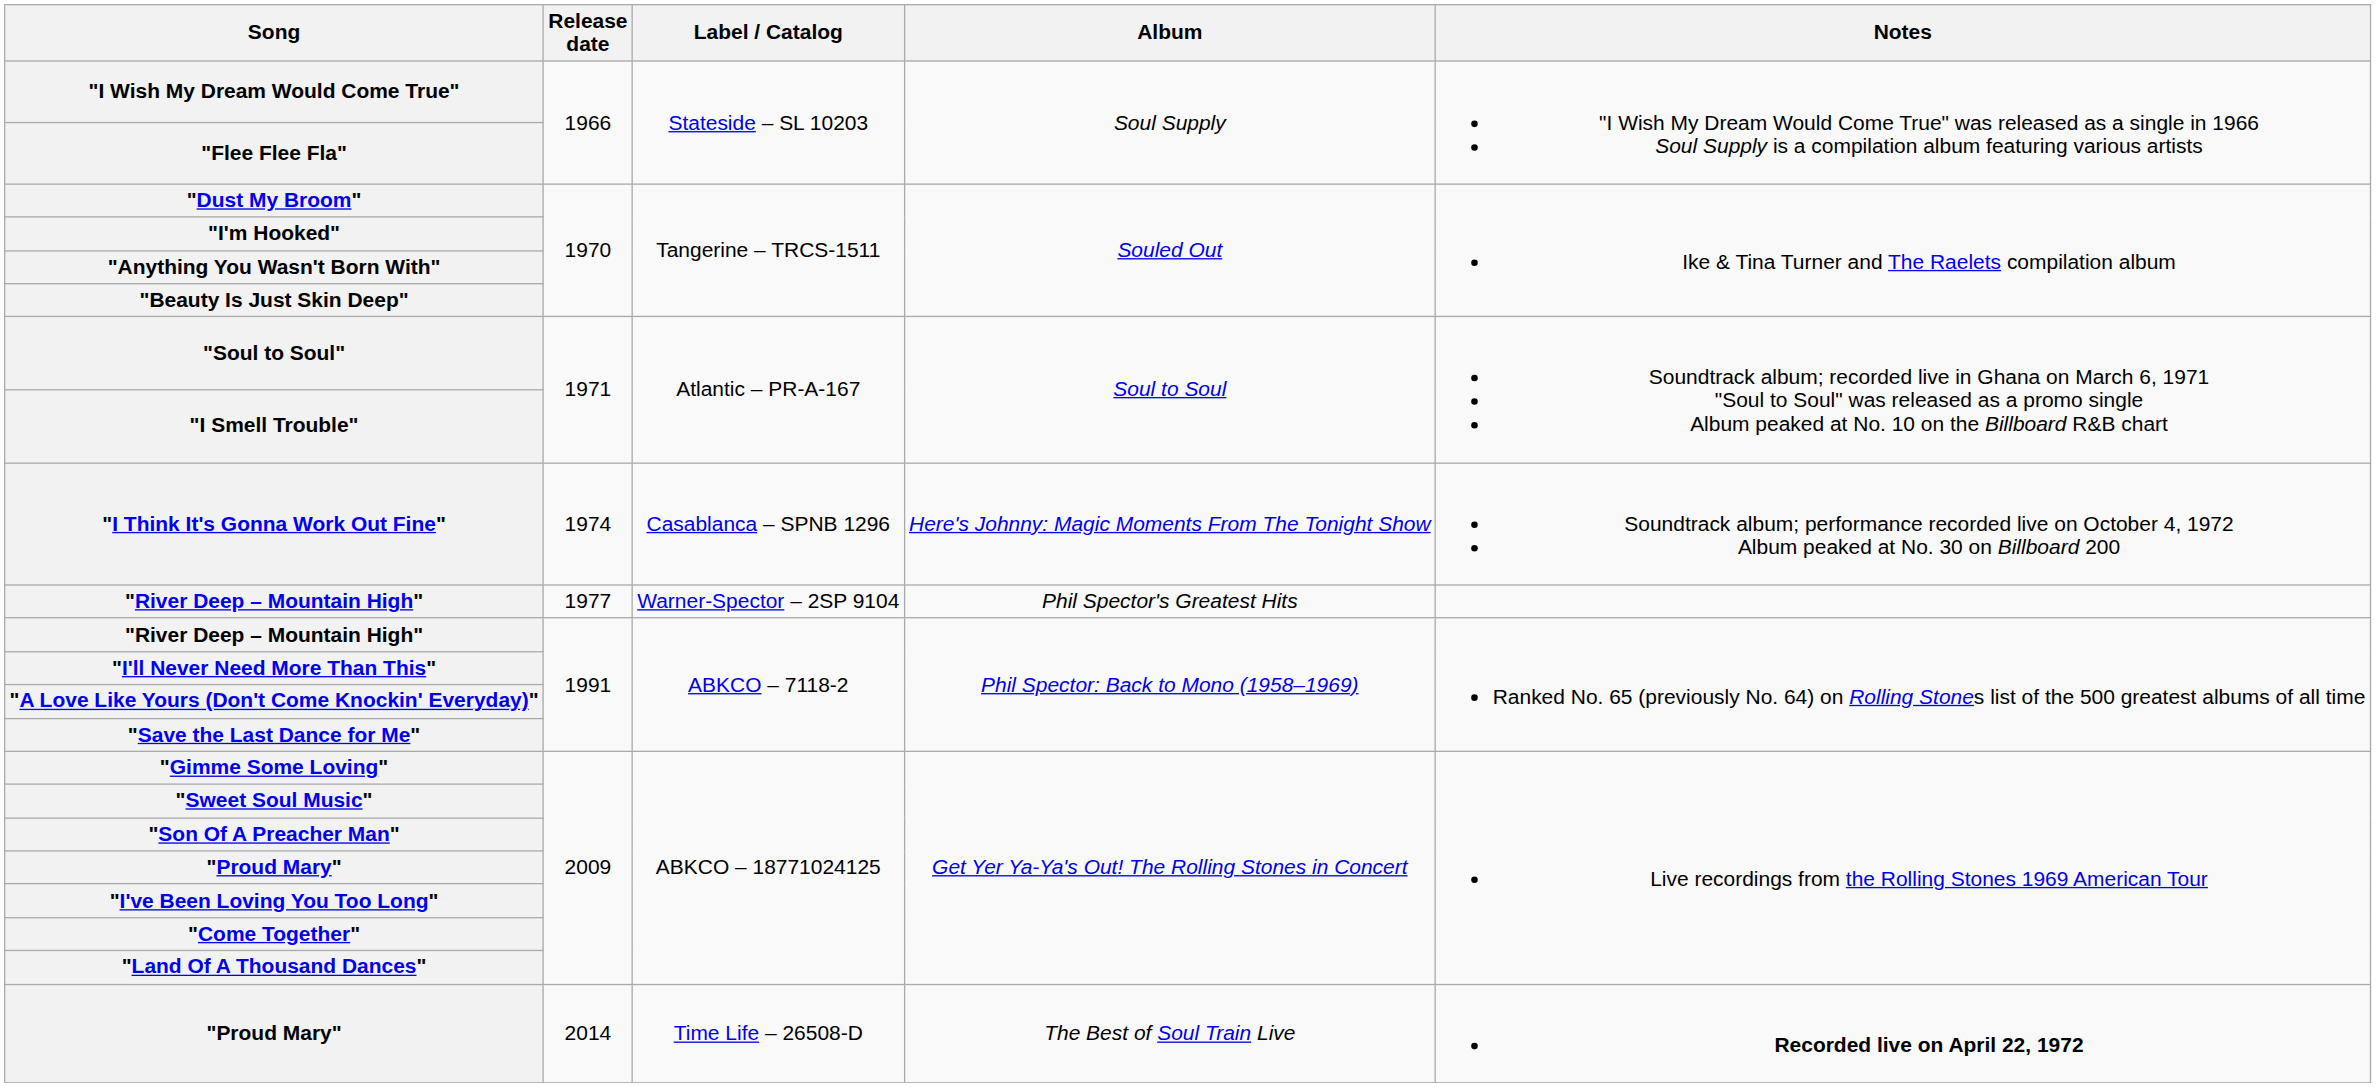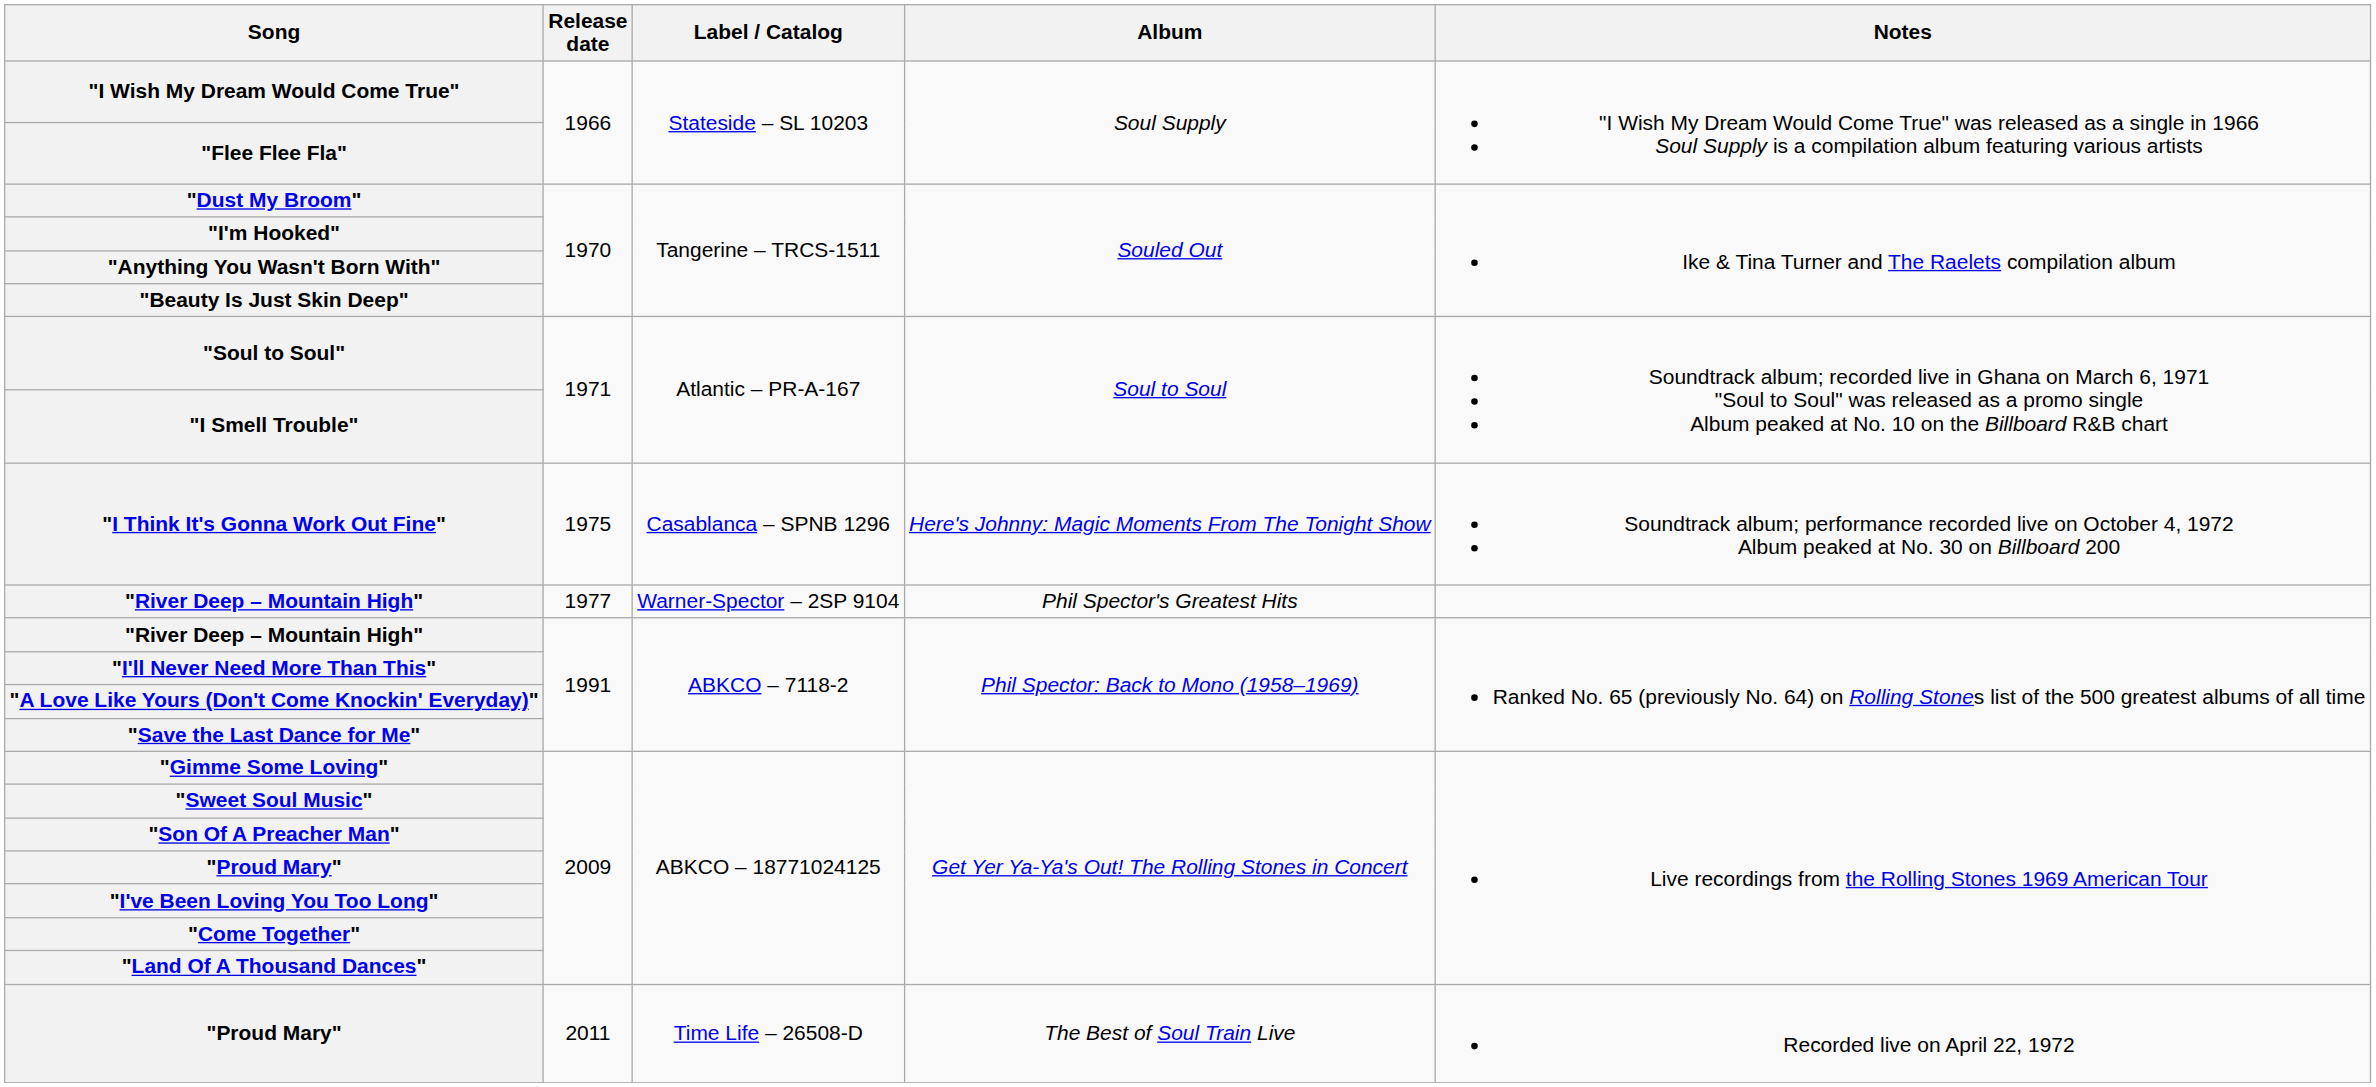(588, 523) 1974 -> (588, 523) 1975
(588, 1033) 2014 -> (588, 1033) 2011
(1903, 1045) bold -> (1903, 1045) normal
